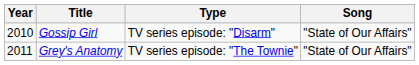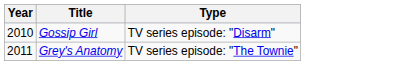- column: (357, 13)
